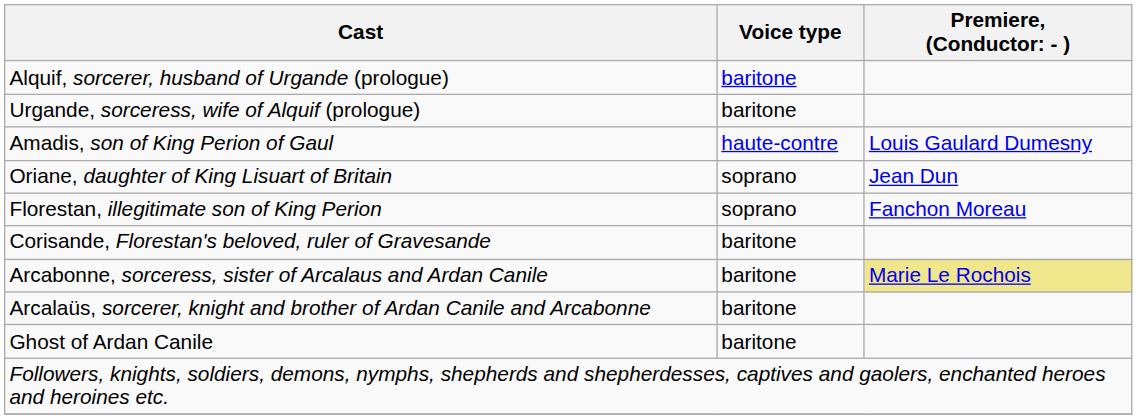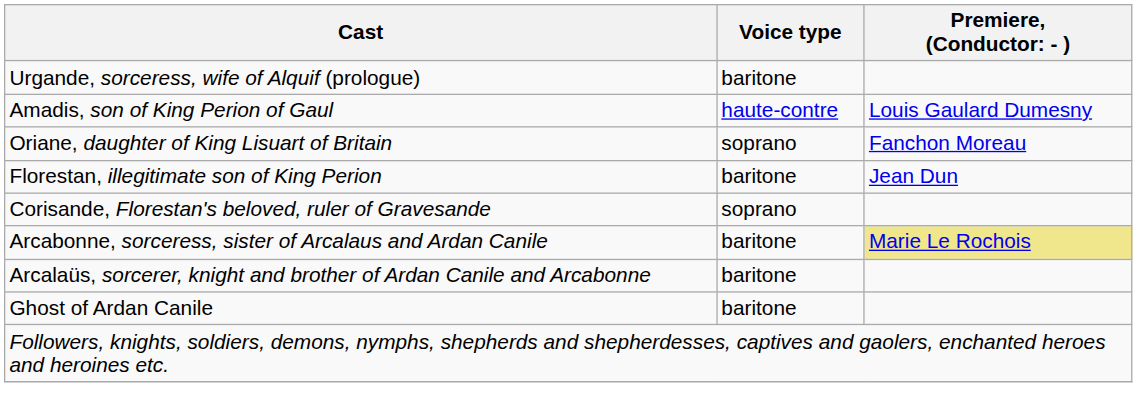- row: (229, 77)
(913, 176) Jean Dun -> (948, 143) Fanchon Moreau
(759, 209) soprano -> (759, 176) baritone
(948, 209) Fanchon Moreau -> (913, 176) Jean Dun
(759, 242) baritone -> (759, 209) soprano
